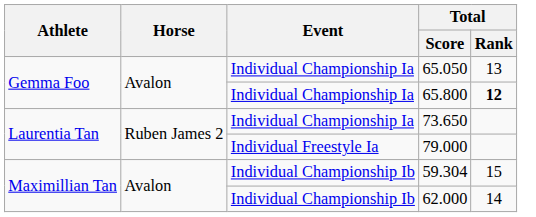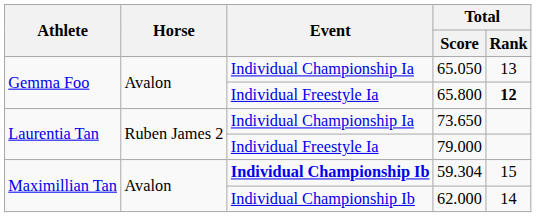(322, 95) Individual Championship Ia -> (305, 95) Individual Freestyle Ia
(323, 172) normal -> (330, 172) bold
